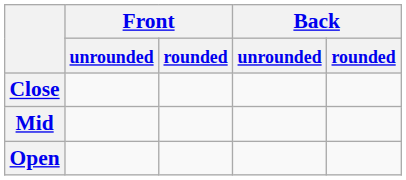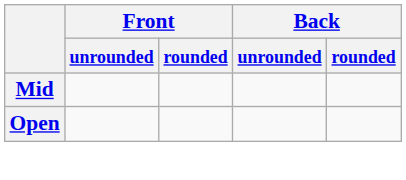- row: (35, 89)
